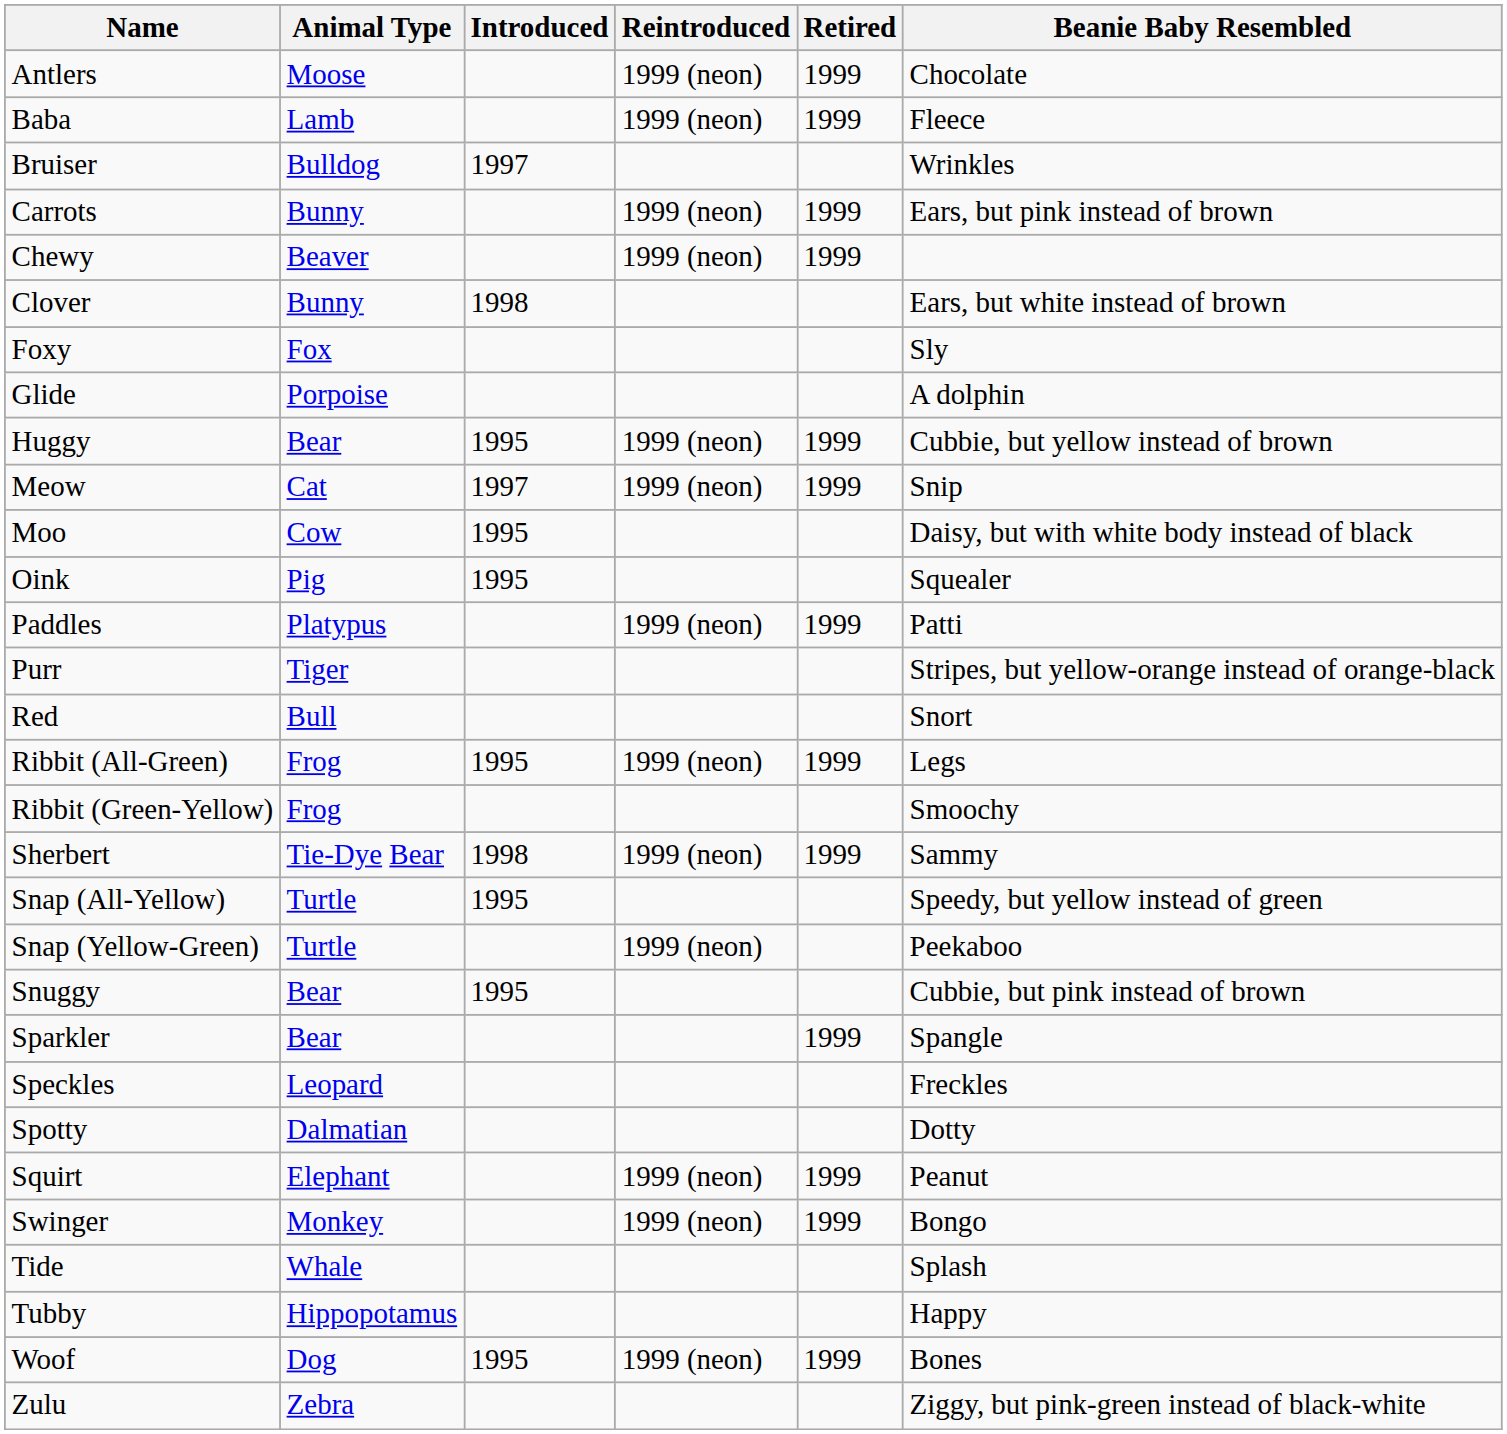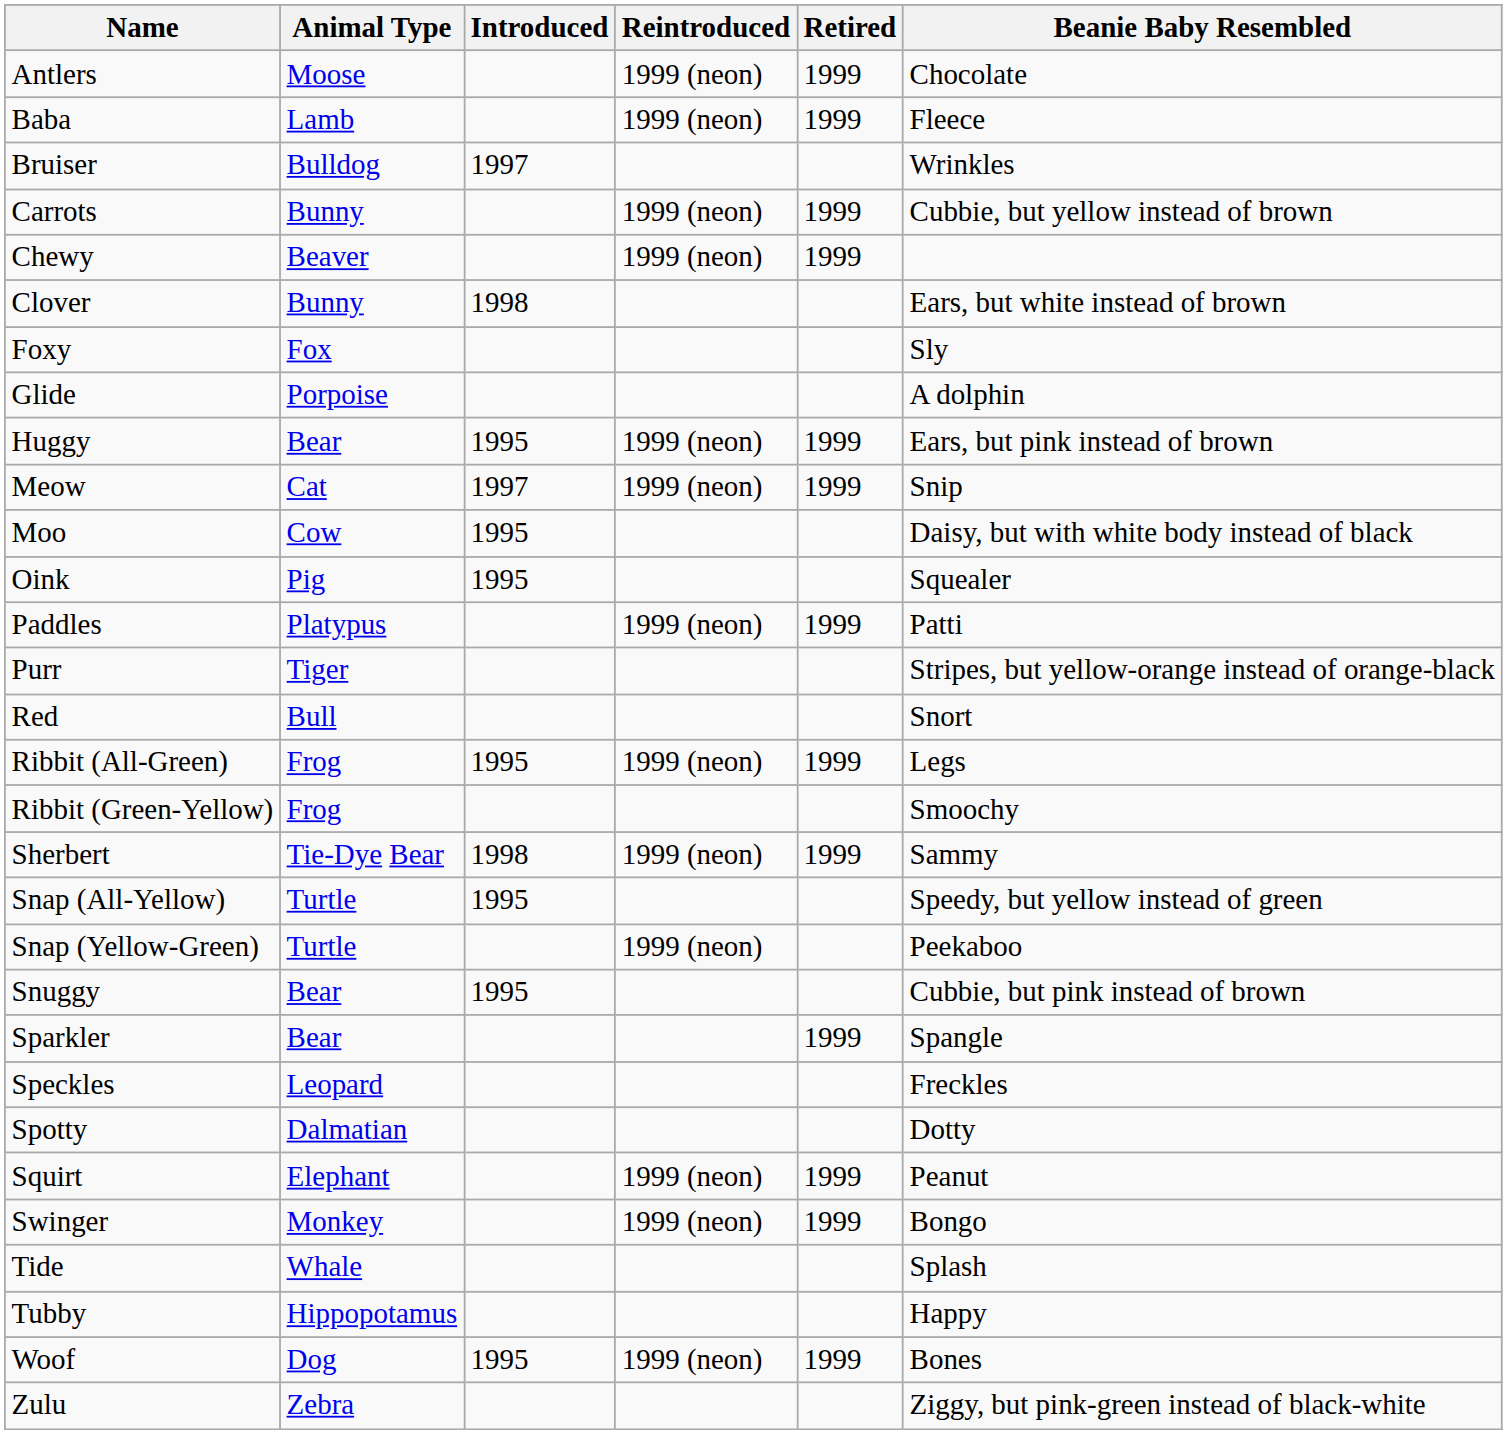(1091, 211) Ears, but pink instead of brown -> (1121, 211) Cubbie, but yellow instead of brown
(1121, 440) Cubbie, but yellow instead of brown -> (1091, 440) Ears, but pink instead of brown
